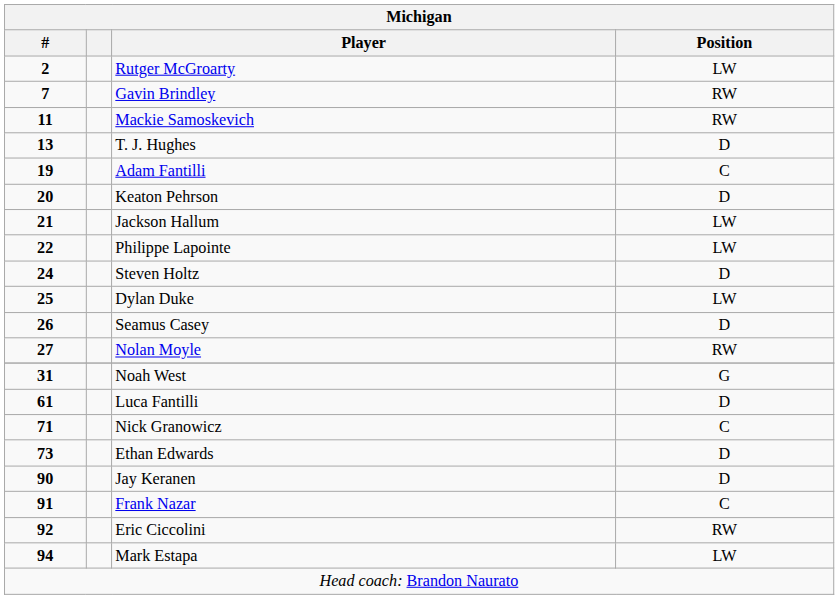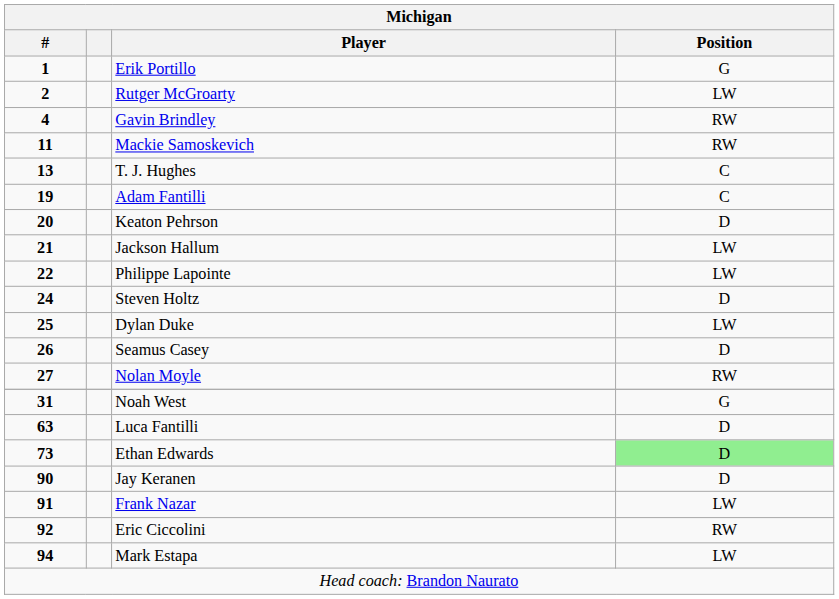+ row: (156, 68)
(45, 94) 7 -> (45, 119) 4
(724, 145) D -> (724, 171) C
(45, 401) 61 -> (45, 427) 63
- row: (168, 427)
(724, 453) no background -> (724, 453) lightgreen background
(724, 504) C -> (724, 504) LW
